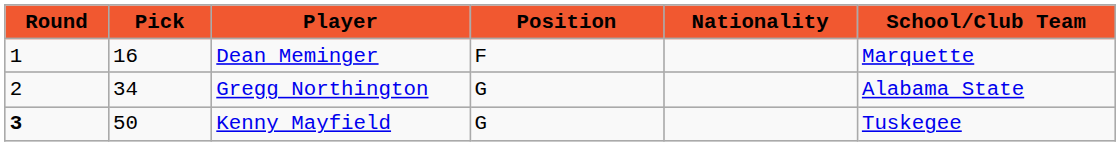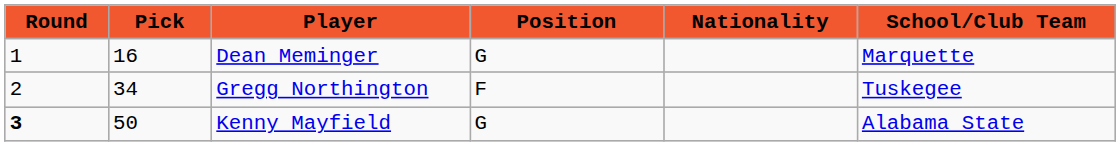(481, 56) F -> (481, 56) G
(481, 90) G -> (481, 90) F
(943, 90) Alabama State -> (912, 90) Tuskegee
(912, 123) Tuskegee -> (943, 123) Alabama State
